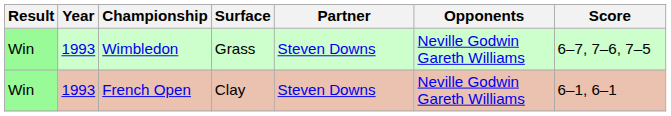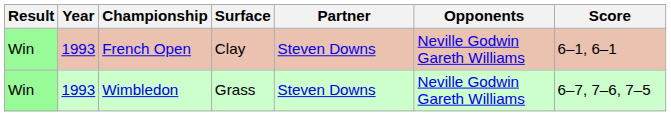rows swapped: (147, 90) <-> (140, 49)
